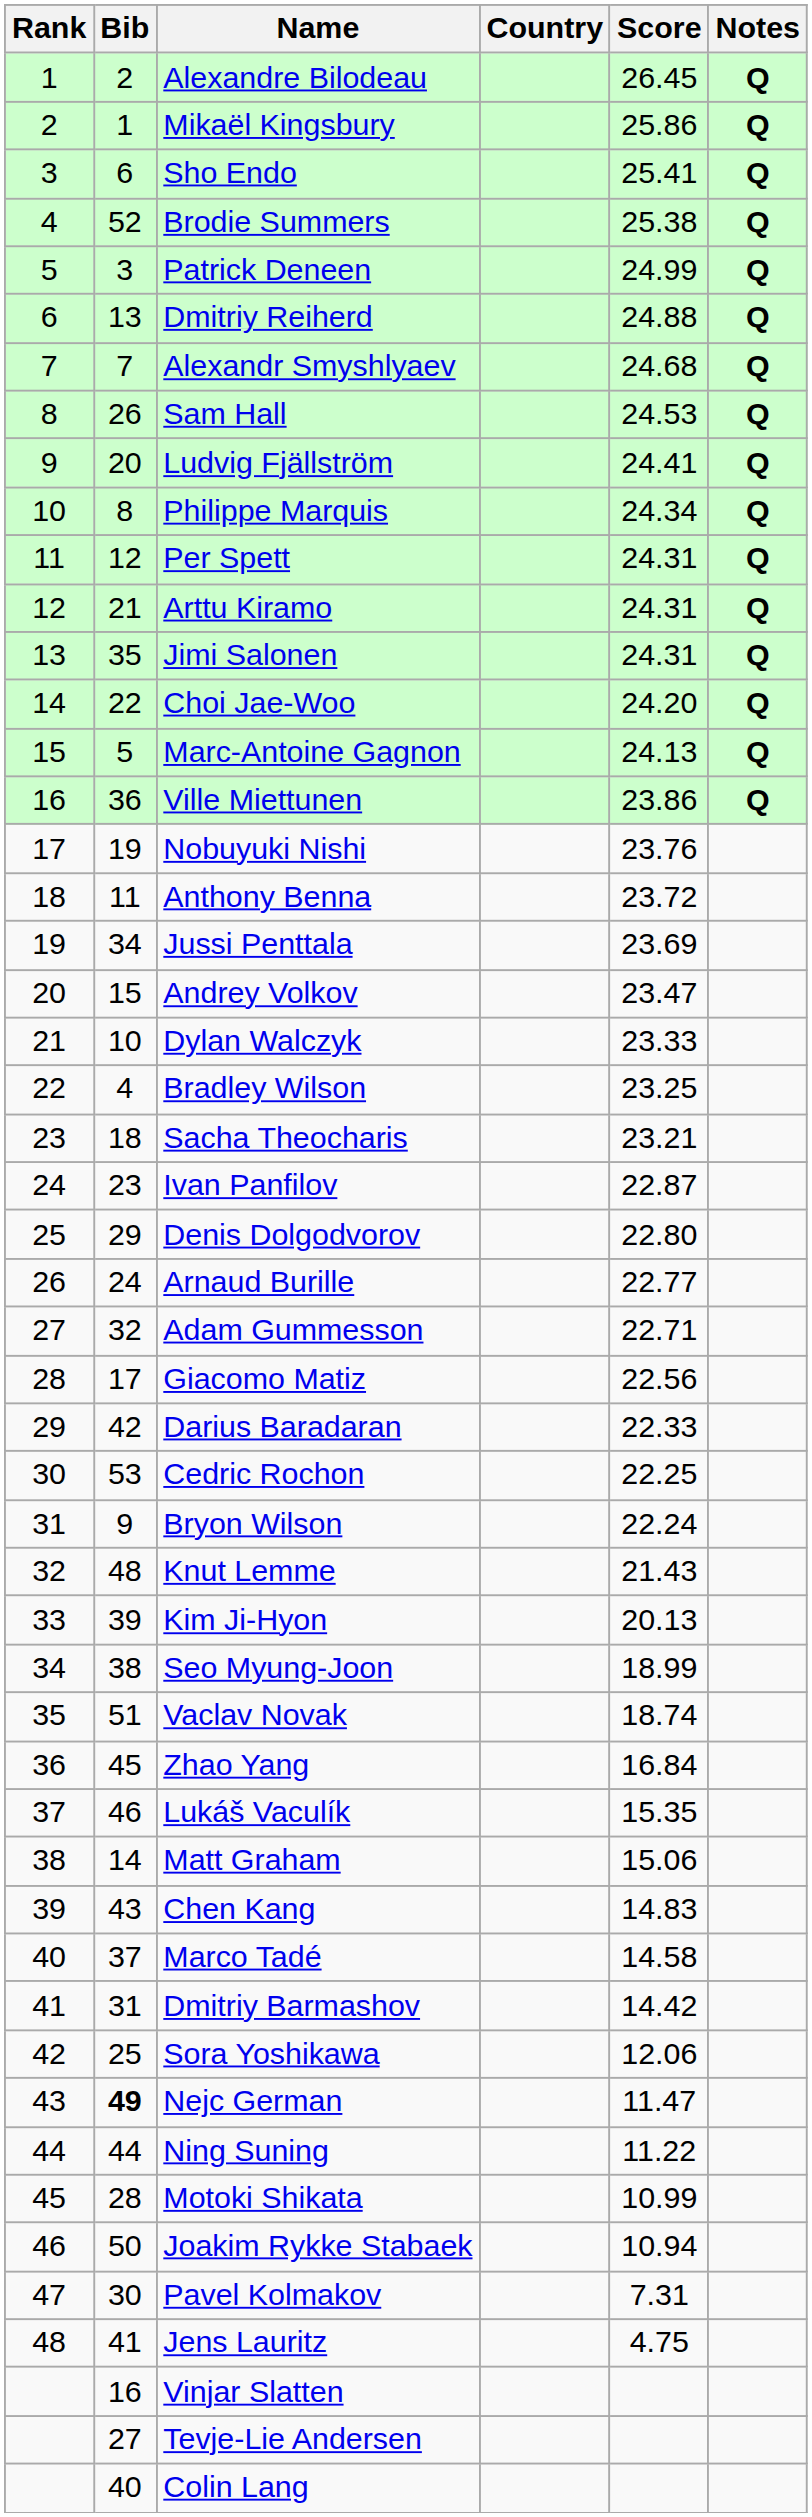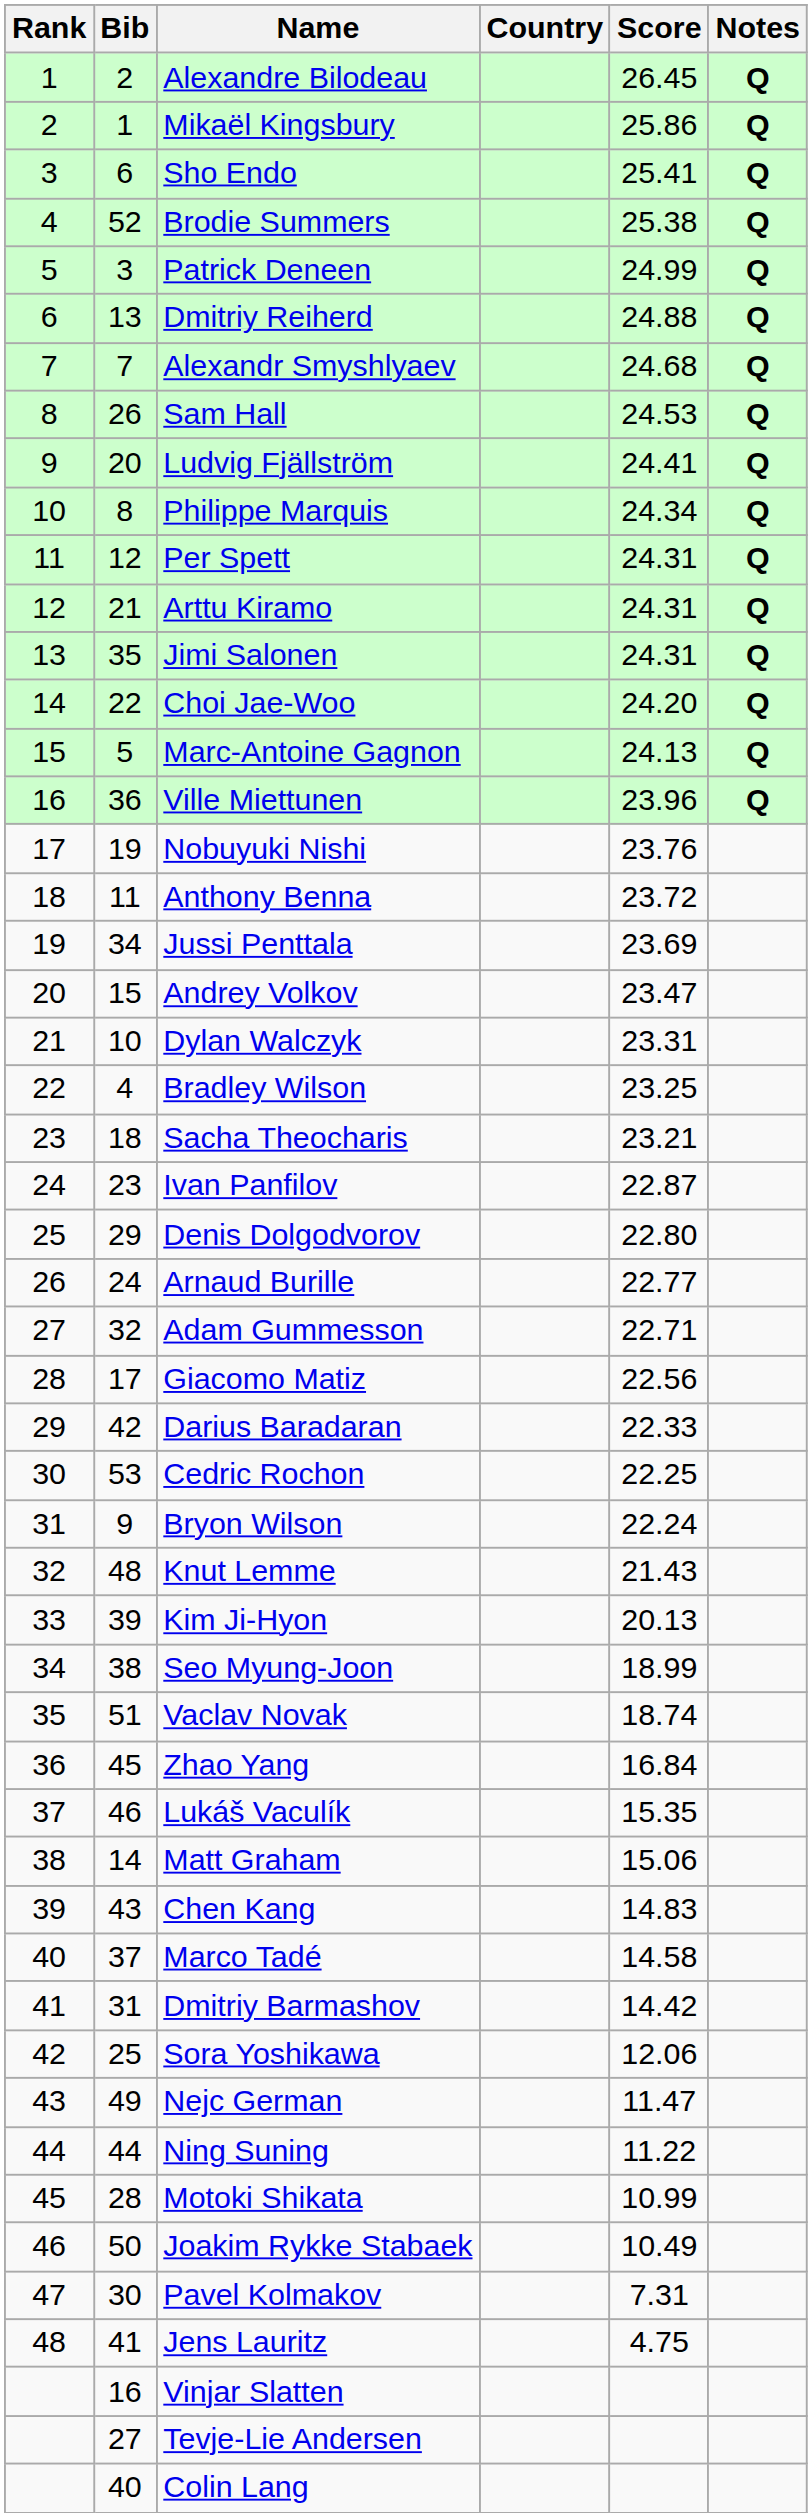(659, 800) 23.86 -> (659, 800) 23.96
(659, 1041) 23.33 -> (659, 1041) 23.31
(125, 2101) bold -> (125, 2101) normal
(659, 2246) 10.94 -> (659, 2246) 10.49
